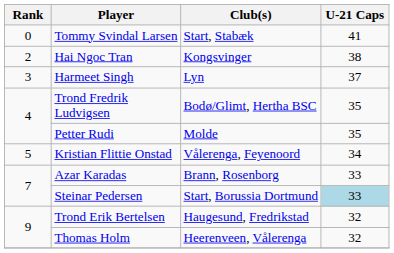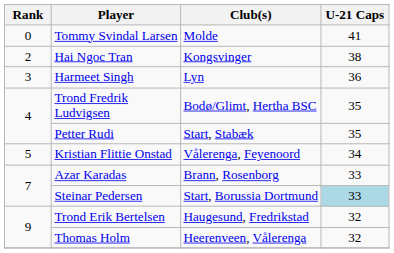(219, 35) Start, Stabæk -> (201, 35) Molde
(355, 77) 37 -> (355, 77) 36
(201, 133) Molde -> (219, 133) Start, Stabæk
